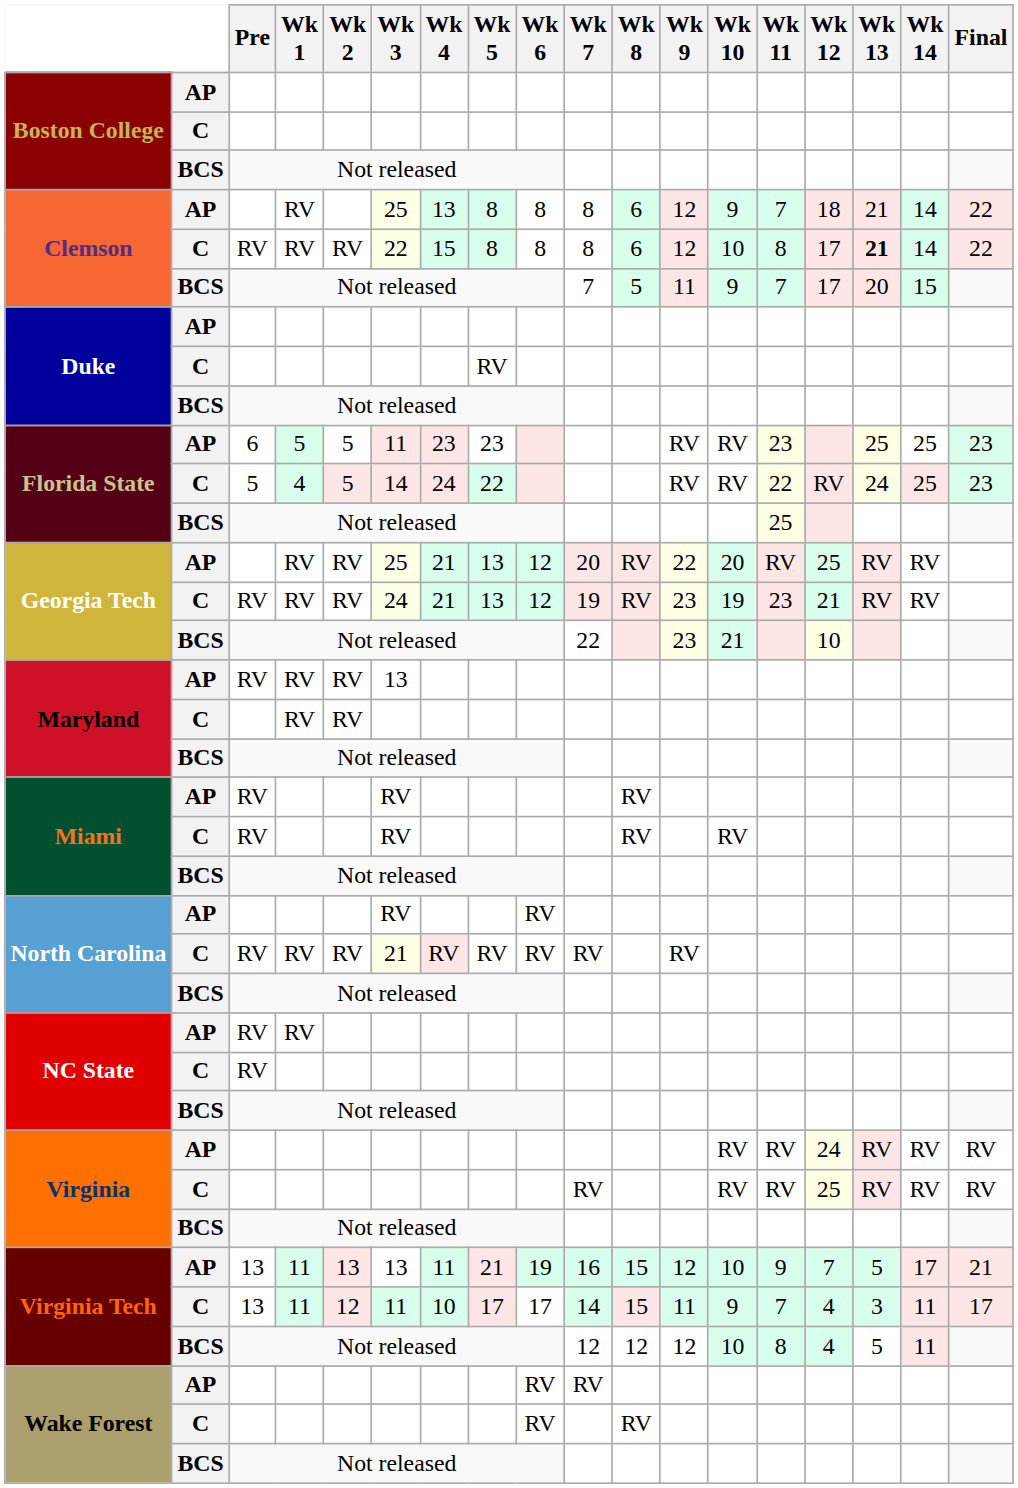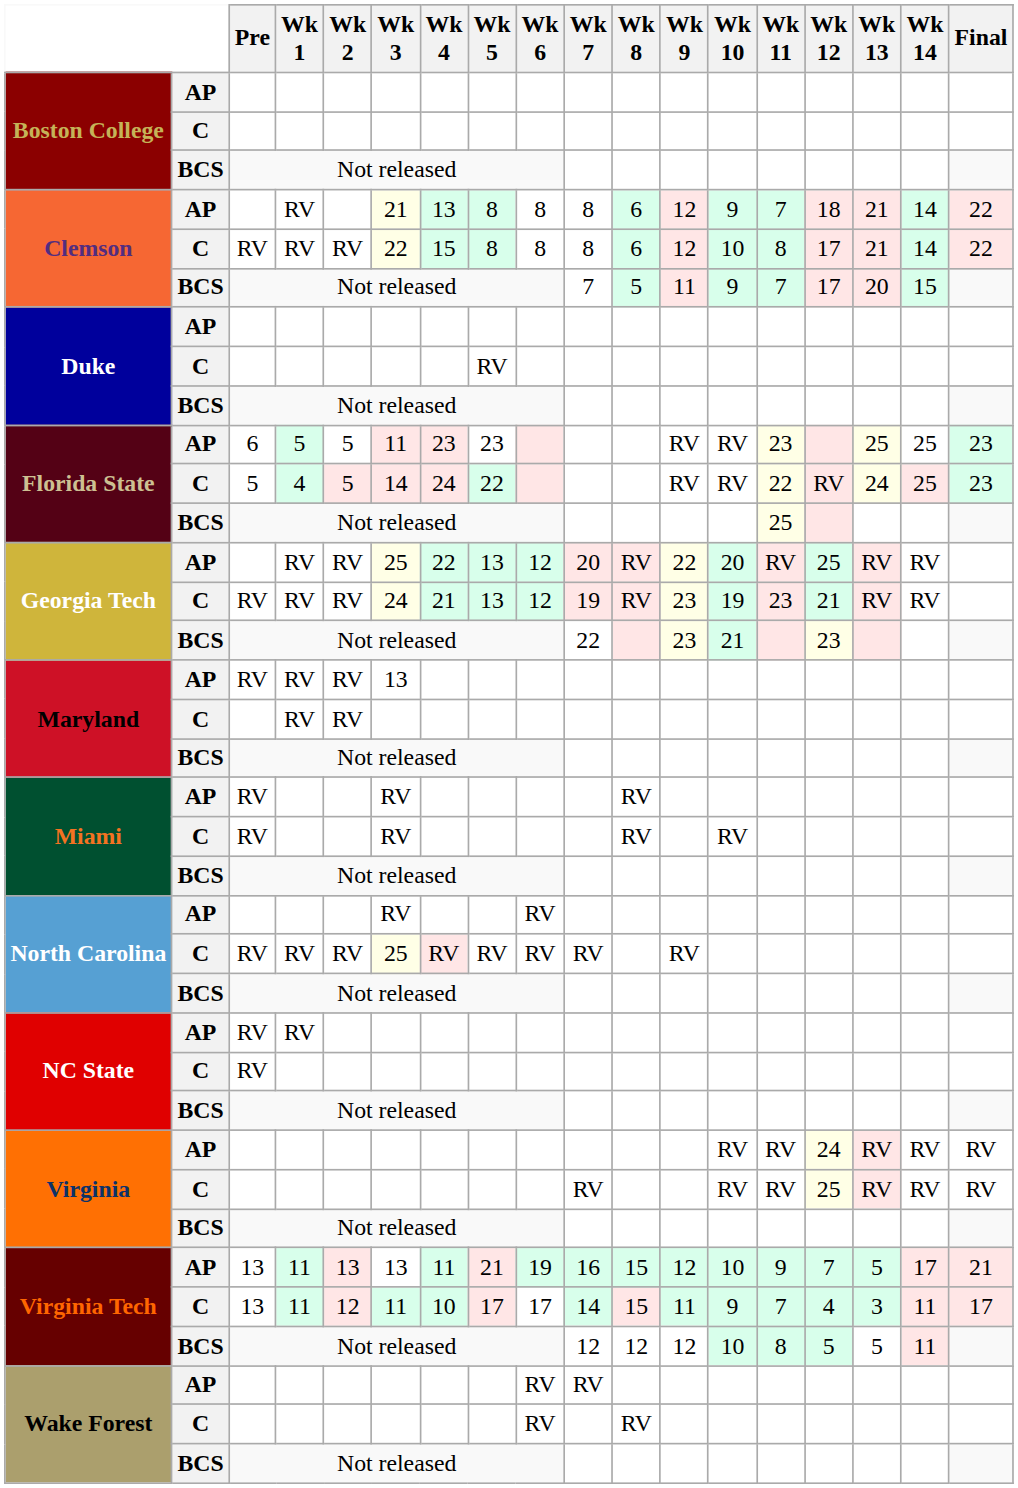(396, 209) 25 -> (396, 209) 21
(877, 248) bold -> (877, 248) normal
(444, 561) 21 -> (444, 561) 22
(829, 640) 10 -> (829, 640) 23
(396, 953) 21 -> (396, 953) 25
(829, 1345) 4 -> (829, 1345) 5
